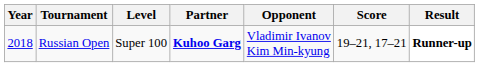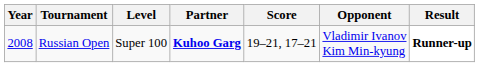columns swapped: (289, 15) <-> (372, 15)
(20, 43) 2018 -> (20, 43) 2008
